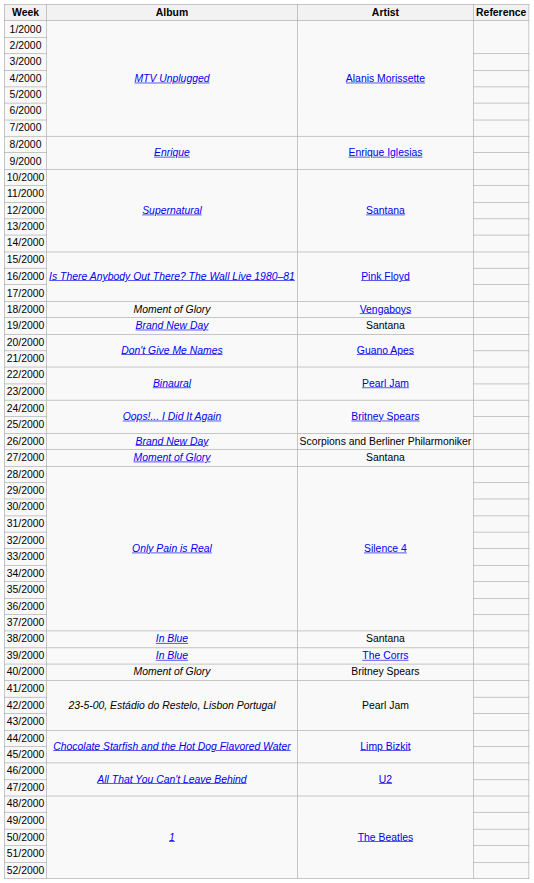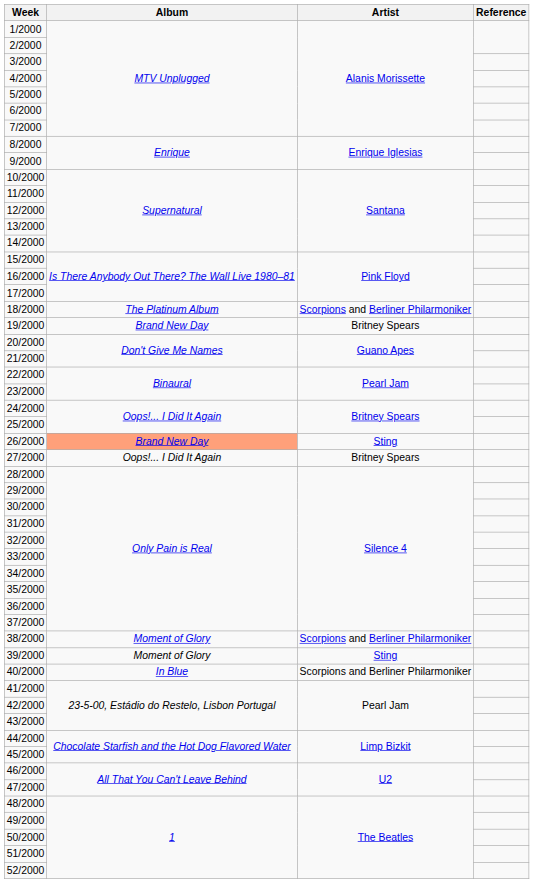(172, 309) Moment of Glory -> (172, 309) The Platinum Album
(385, 309) Vengaboys -> (385, 309) Scorpions and Berliner Philarmoniker
(385, 326) Santana -> (385, 326) Britney Spears
(172, 441) no background -> (172, 441) lightsalmon background
(385, 441) Scorpions and Berliner Philarmoniker -> (385, 441) Sting
(172, 458) Moment of Glory -> (172, 458) Oops!... I Did It Again
(385, 458) Santana -> (385, 458) Britney Spears
(172, 639) In Blue -> (172, 639) Moment of Glory
(385, 639) Santana -> (385, 639) Scorpions and Berliner Philarmoniker
(172, 656) In Blue -> (172, 656) Moment of Glory
(385, 656) The Corrs -> (385, 656) Sting
(172, 672) Moment of Glory -> (172, 672) In Blue
(385, 672) Britney Spears -> (385, 672) Scorpions and Berliner Philarmoniker
